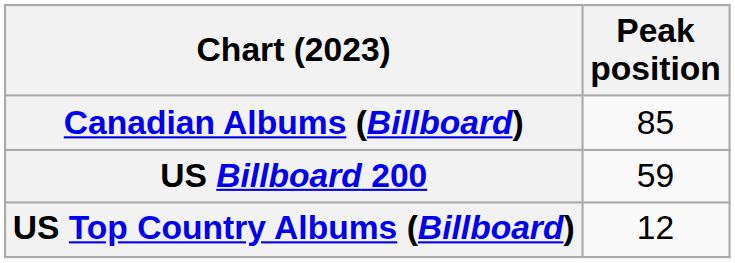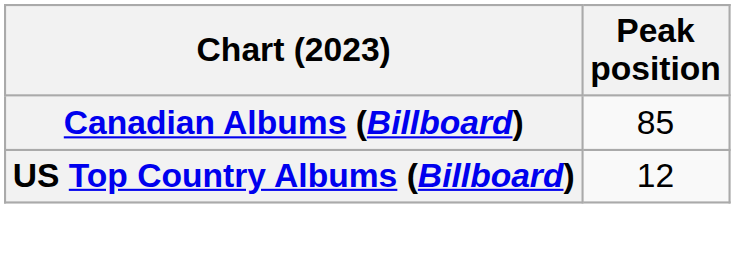- row: (294, 175)
